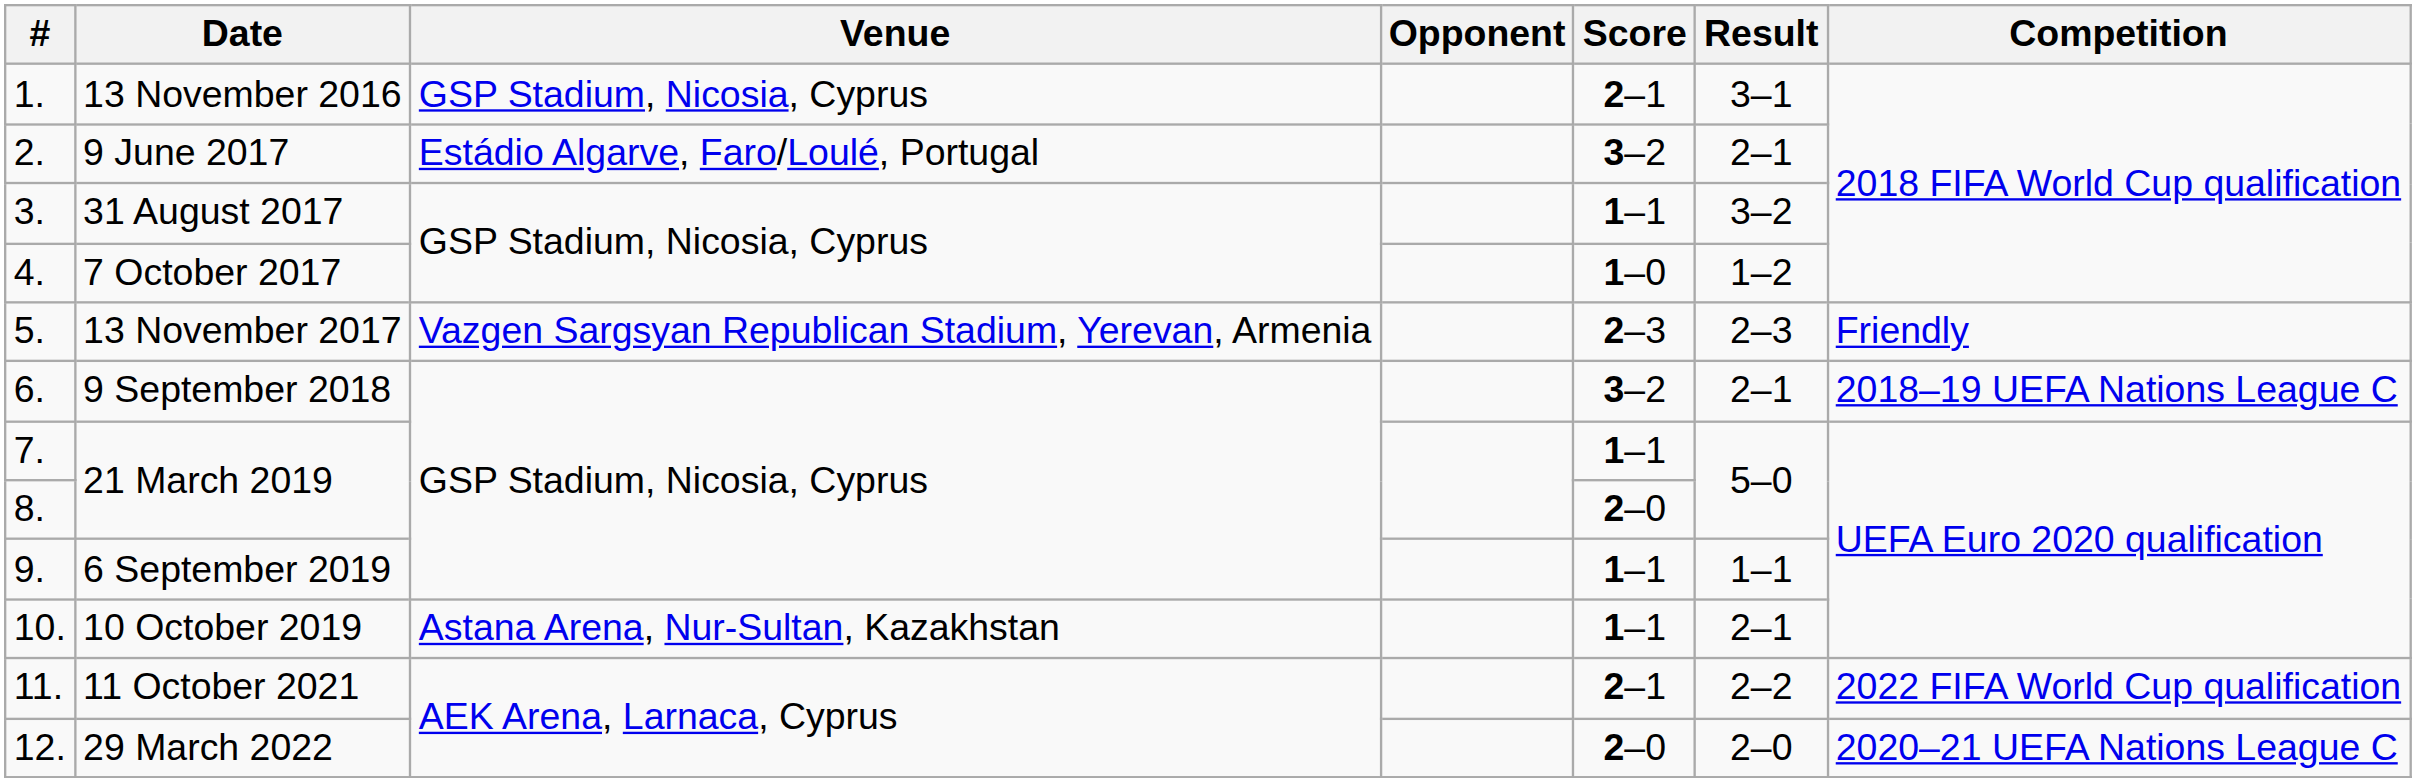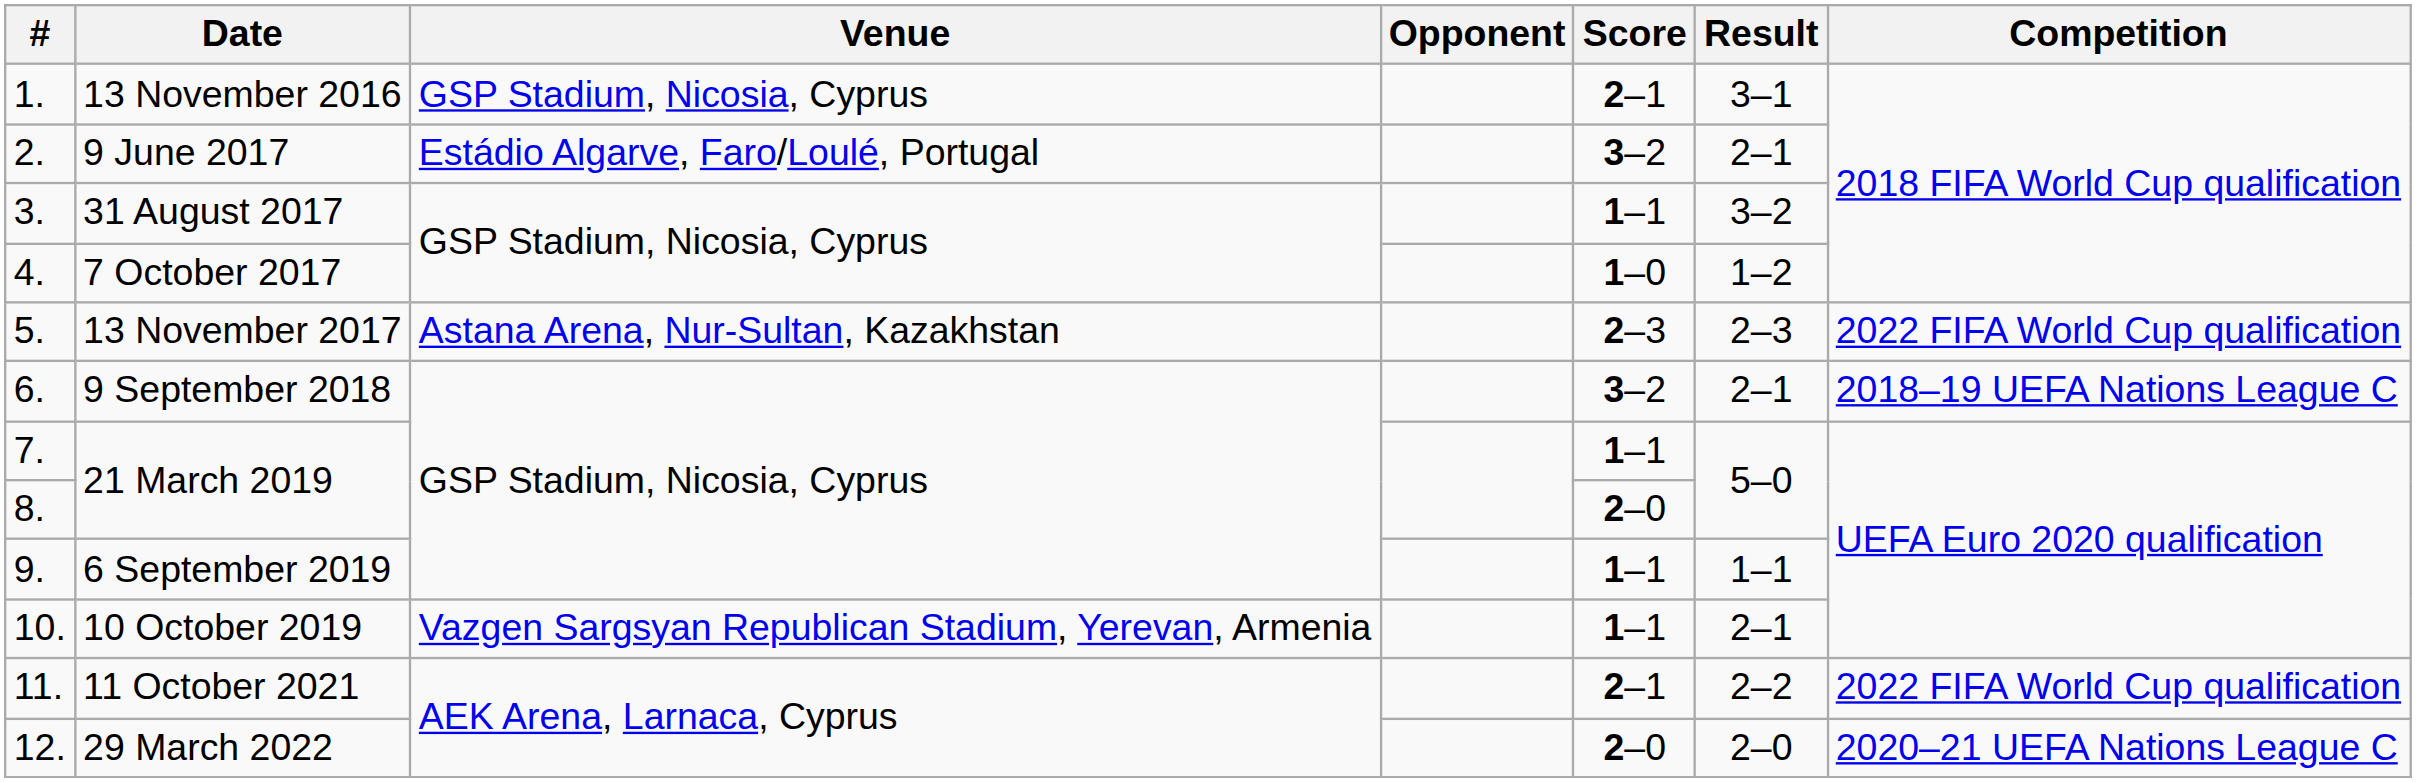(895, 331) Vazgen Sargsyan Republican Stadium, Yerevan, Armenia -> (739, 331) Astana Arena, Nur-Sultan, Kazakhstan
(1902, 331) Friendly -> (2118, 331) 2022 FIFA World Cup qualification
(739, 627) Astana Arena, Nur-Sultan, Kazakhstan -> (895, 627) Vazgen Sargsyan Republican Stadium, Yerevan, Armenia
